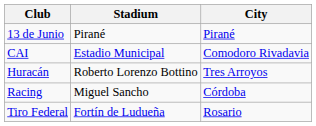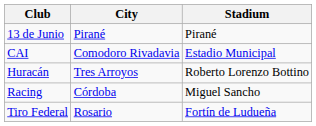columns swapped: (256, 14) <-> (136, 14)
